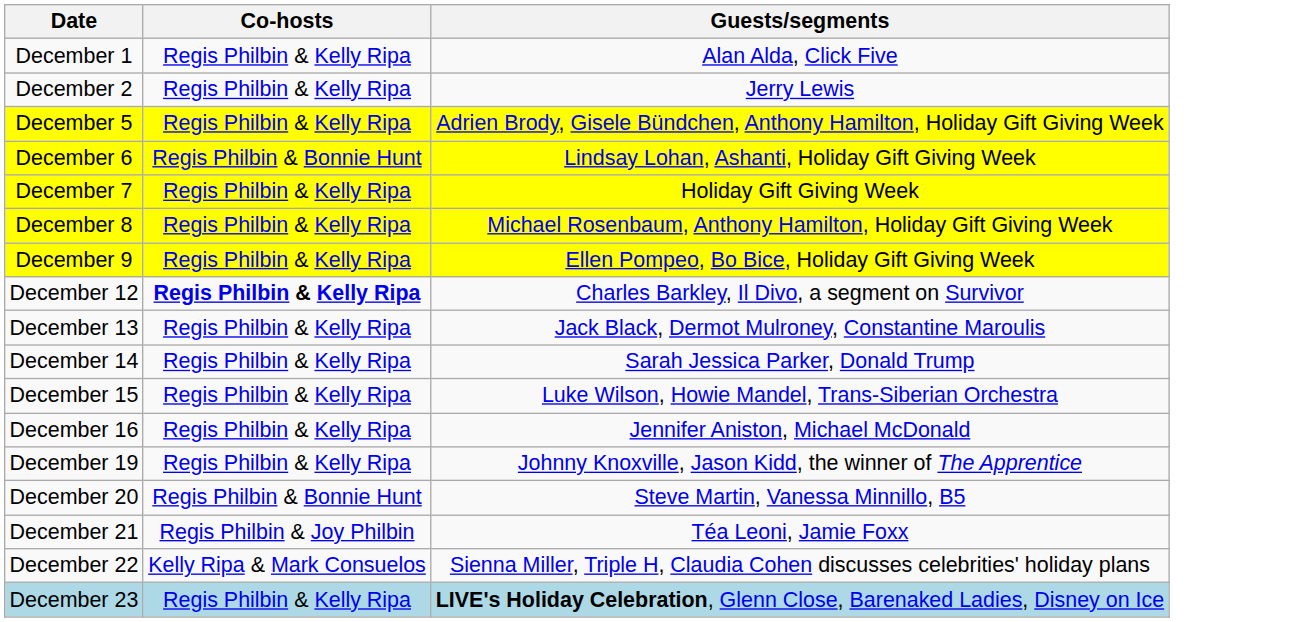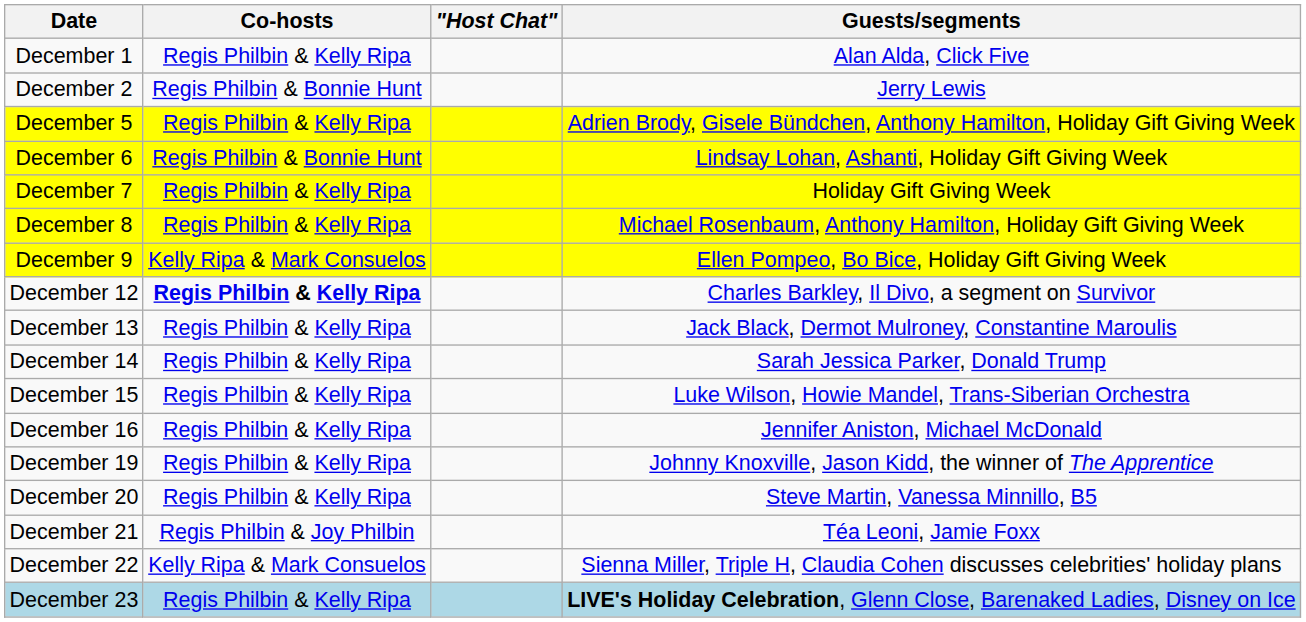+ column: (497, 21)
(287, 89) Regis Philbin & Kelly Ripa -> (287, 89) Regis Philbin & Bonnie Hunt
(287, 259) Regis Philbin & Kelly Ripa -> (287, 259) Kelly Ripa & Mark Consuelos
(287, 497) Regis Philbin & Bonnie Hunt -> (287, 497) Regis Philbin & Kelly Ripa
